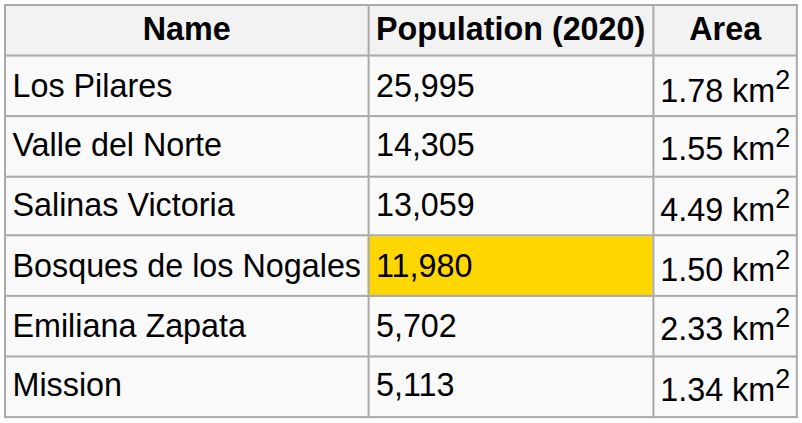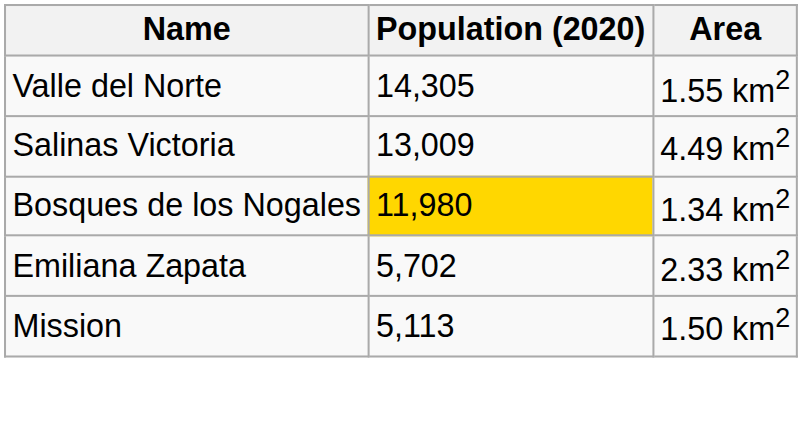- row: (92, 85)
(425, 205) 13,059 -> (425, 145) 13,009
(725, 265) 1.50 km2 -> (725, 205) 1.34 km2
(725, 385) 1.34 km2 -> (725, 325) 1.50 km2
